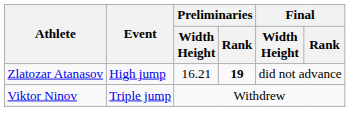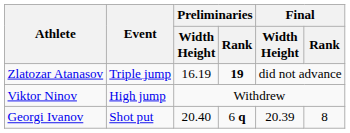(137, 74) High jump -> (140, 74) Triple jump
(196, 74) 16.21 -> (196, 74) 16.19
(140, 96) Triple jump -> (137, 96) High jump
+ row: (45, 117)
